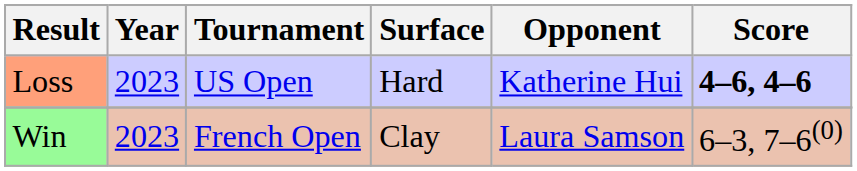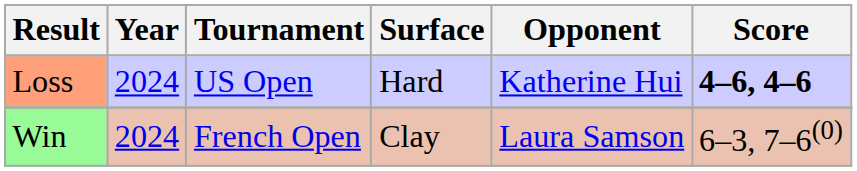(147, 81) 2023 -> (147, 81) 2024
(147, 136) 2023 -> (147, 136) 2024
